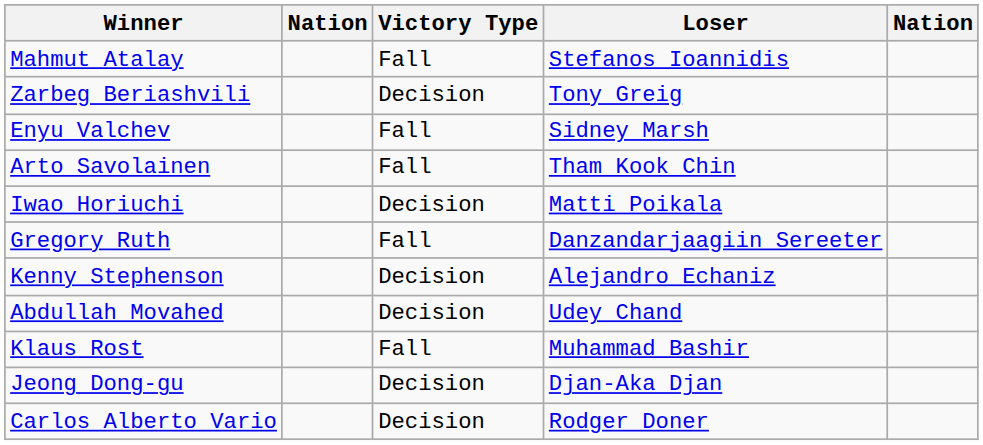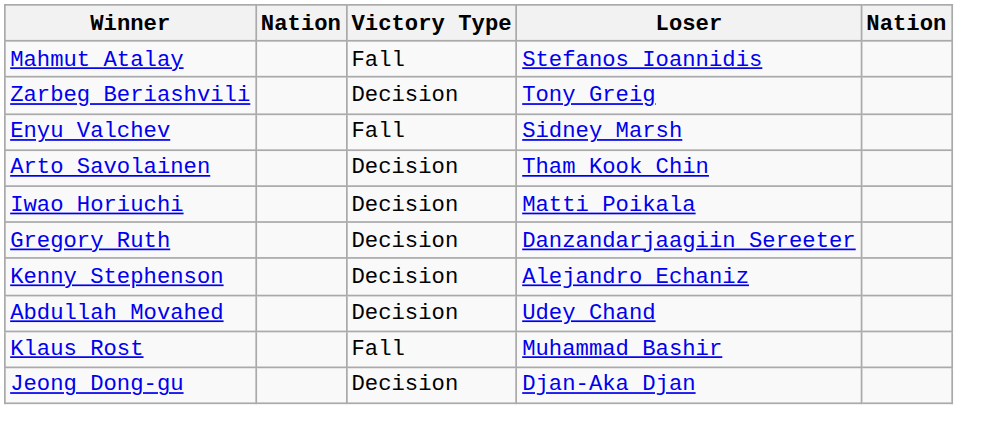(405, 168) Fall -> (405, 168) Decision
(405, 240) Fall -> (405, 240) Decision
- row: (144, 422)
